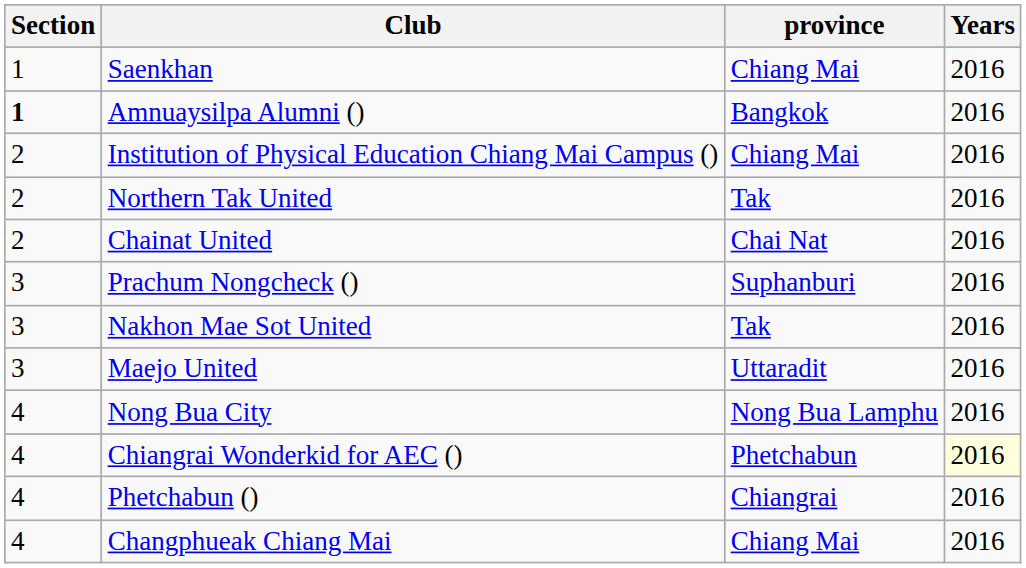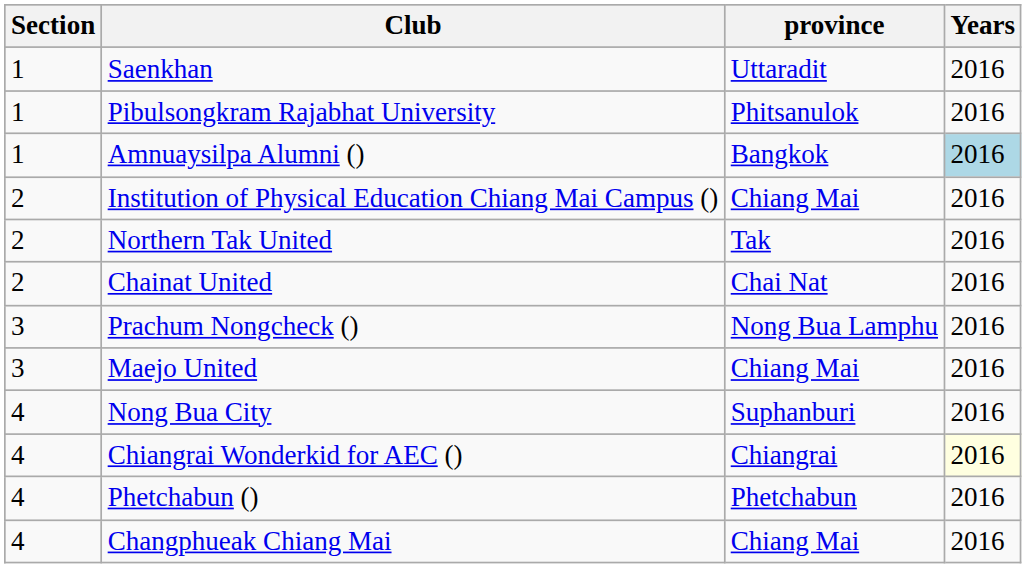(795, 68) Chiang Mai -> (779, 68) Uttaradit
+ row: (301, 111)
(18, 111) bold -> (18, 154) normal
(978, 111) no background -> (978, 154) lightblue background
(793, 283) Suphanburi -> (834, 326) Nong Bua Lamphu
- row: (239, 326)
(779, 369) Uttaradit -> (795, 369) Chiang Mai
(834, 411) Nong Bua Lamphu -> (793, 411) Suphanburi
(794, 454) Phetchabun -> (784, 454) Chiangrai
(784, 497) Chiangrai -> (794, 497) Phetchabun
